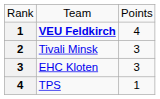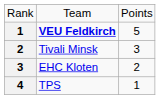(137, 31) 4 -> (137, 31) 5
(137, 67) 3 -> (137, 67) 2
